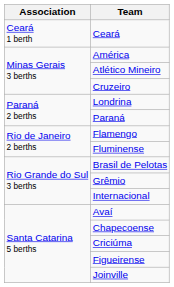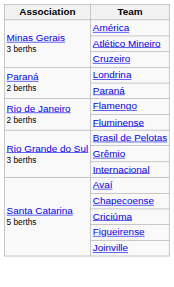- row: (106, 33)
